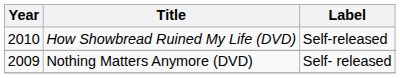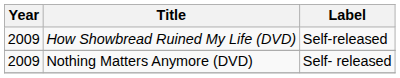(24, 38) 2010 -> (24, 38) 2009
